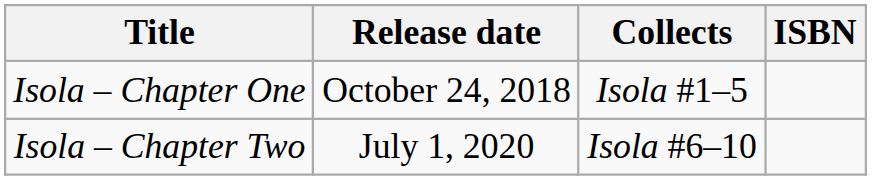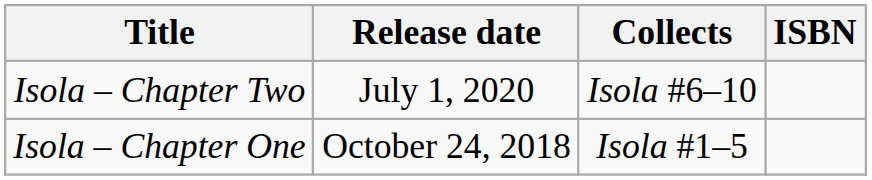rows swapped: (160, 89) <-> (160, 145)
